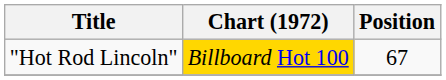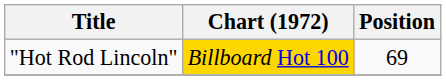(397, 57) 67 -> (397, 57) 69
